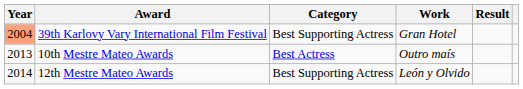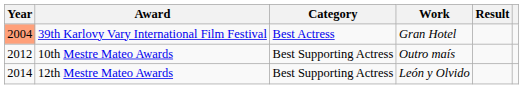(333, 34) Best Supporting Actress -> (304, 34) Best Actress
(20, 53) 2013 -> (20, 53) 2012
(304, 53) Best Actress -> (333, 53) Best Supporting Actress
